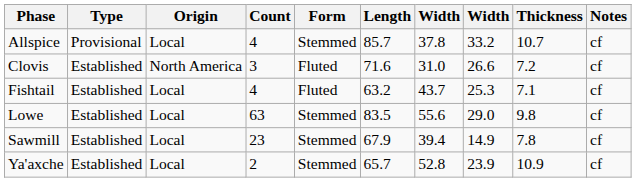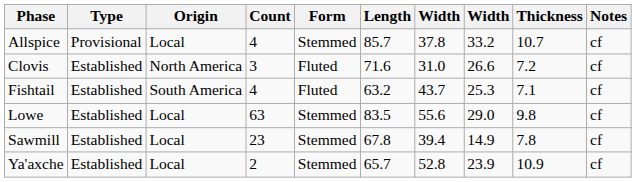(167, 90) Local -> (196, 90) South America
(377, 139) 67.9 -> (377, 139) 67.8
